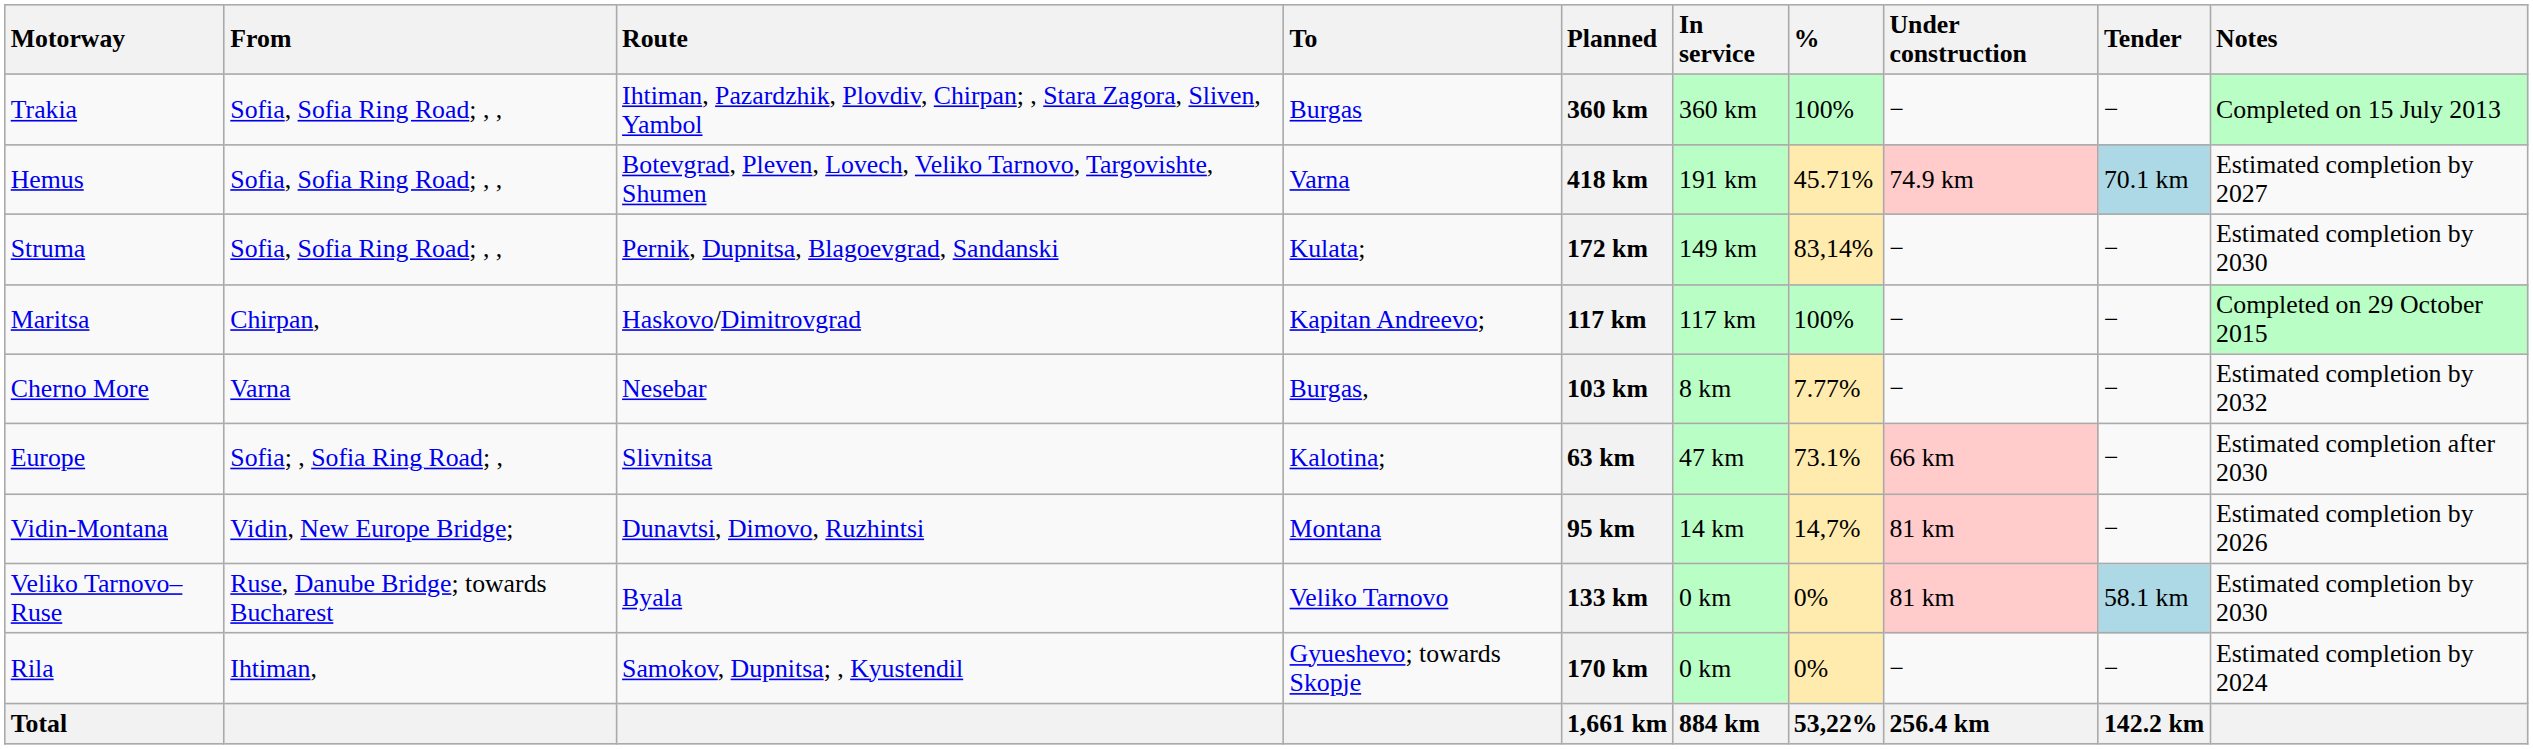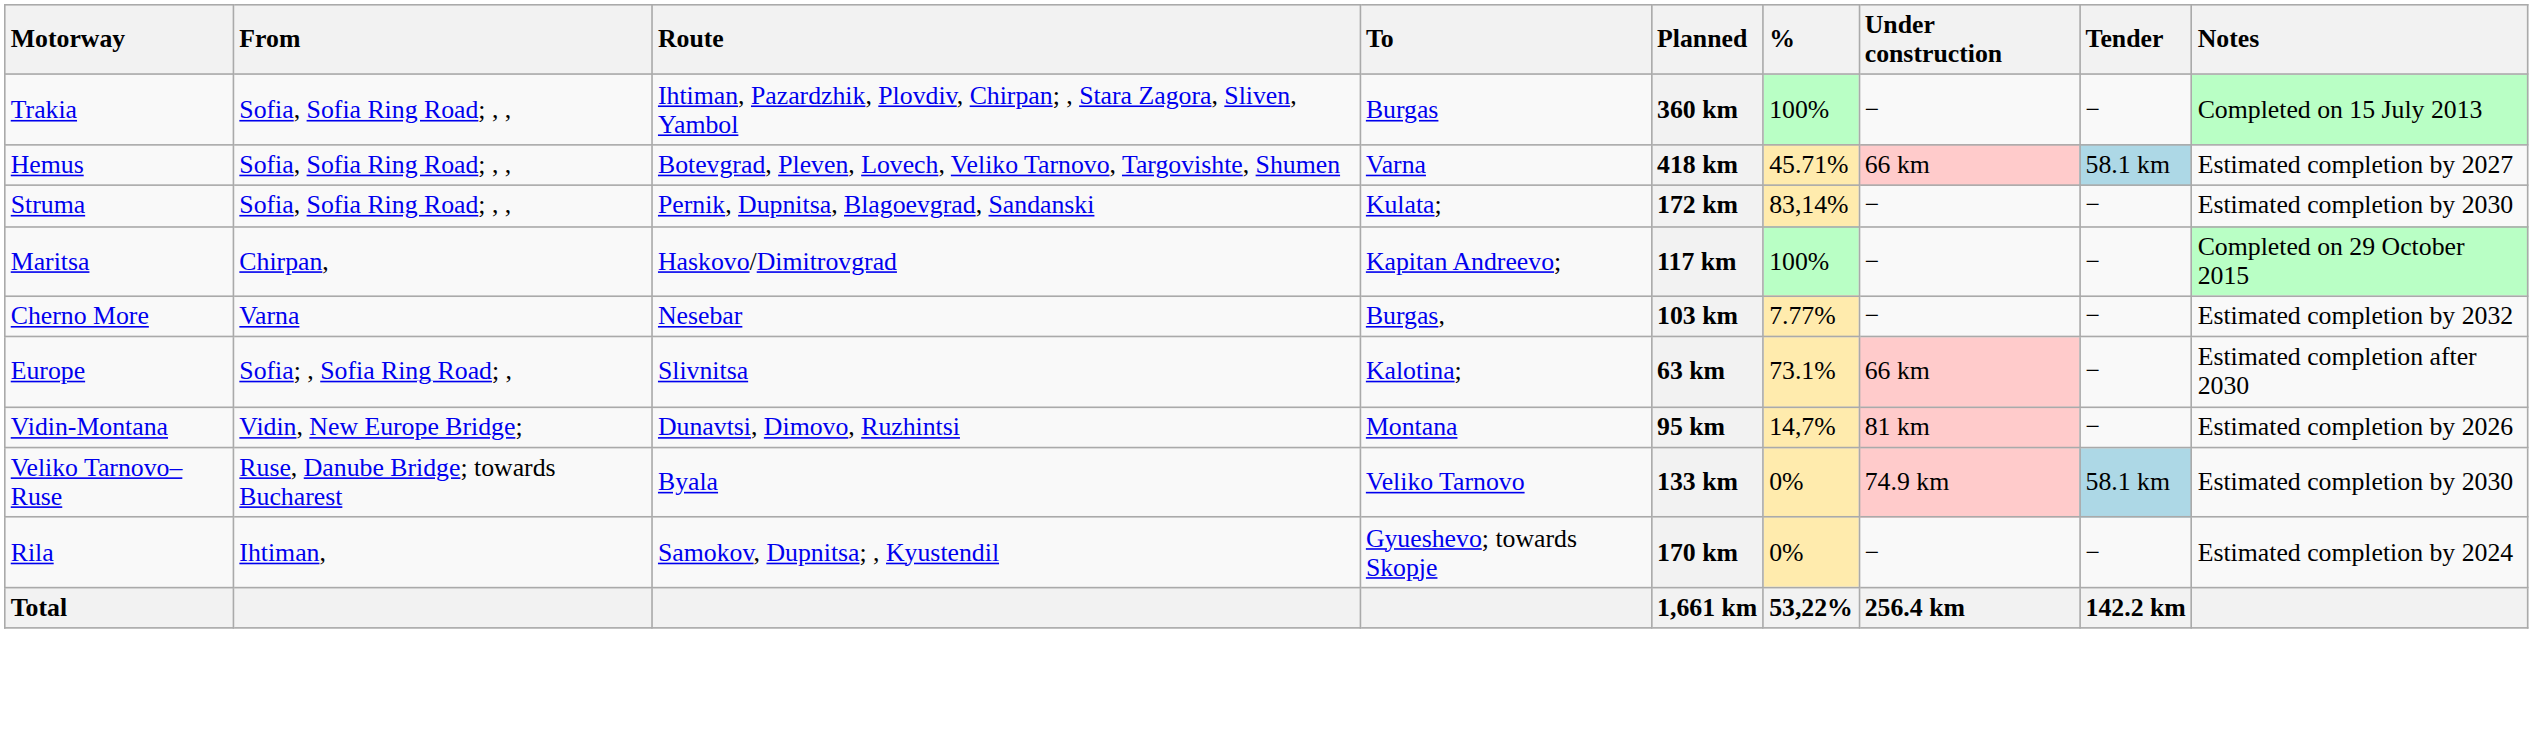- column: (1717, 39)
(1932, 179) 74.9 km -> (1897, 164) 66 km
(2146, 179) 70.1 km -> (2128, 164) 58.1 km
(1922, 598) 81 km -> (1907, 482) 74.9 km
